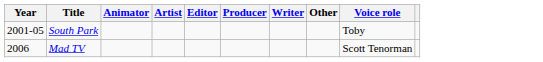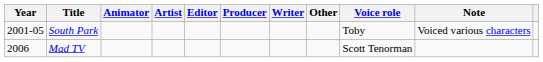+ column: (474, 13)
